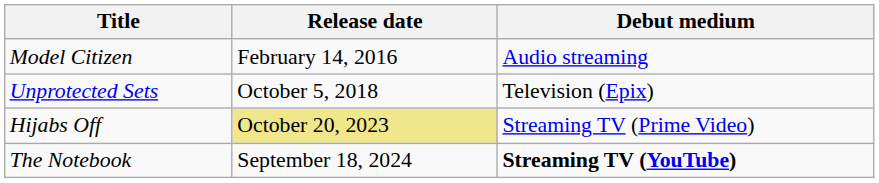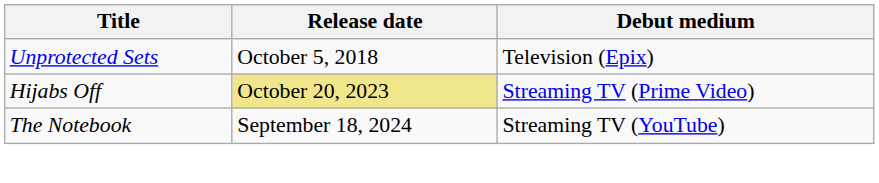- row: (71, 56)
(619, 159) bold -> (614, 125) normal
